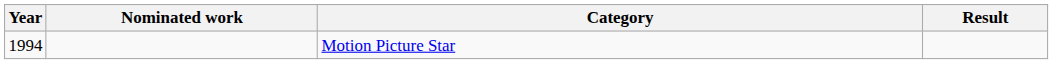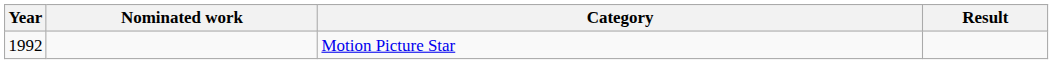(25, 44) 1994 -> (25, 44) 1992
